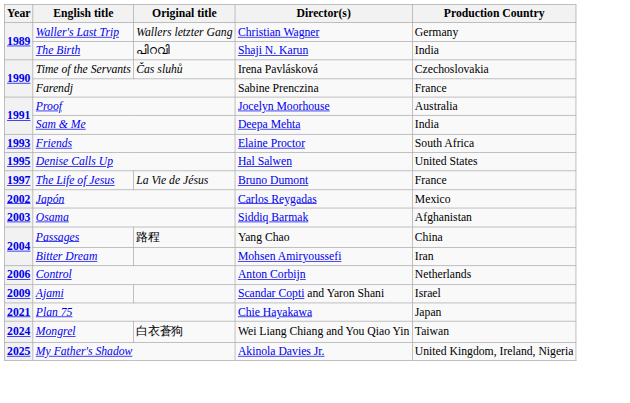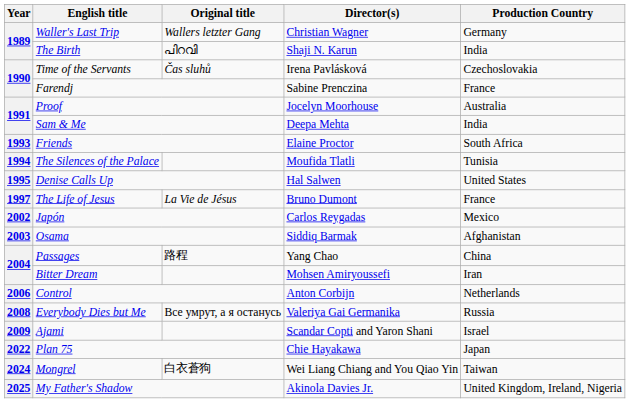+ row: (97, 161)
+ row: (91, 312)
(19, 312) 2021 -> (19, 349) 2022
